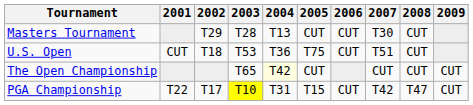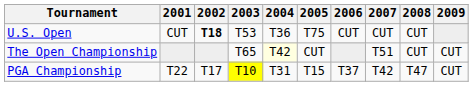- row: (72, 34)
(211, 53) normal -> (211, 34) bold
(383, 53) T51 -> (383, 34) CUT
(383, 72) CUT -> (383, 53) T51
(348, 91) CUT -> (348, 72) T37
